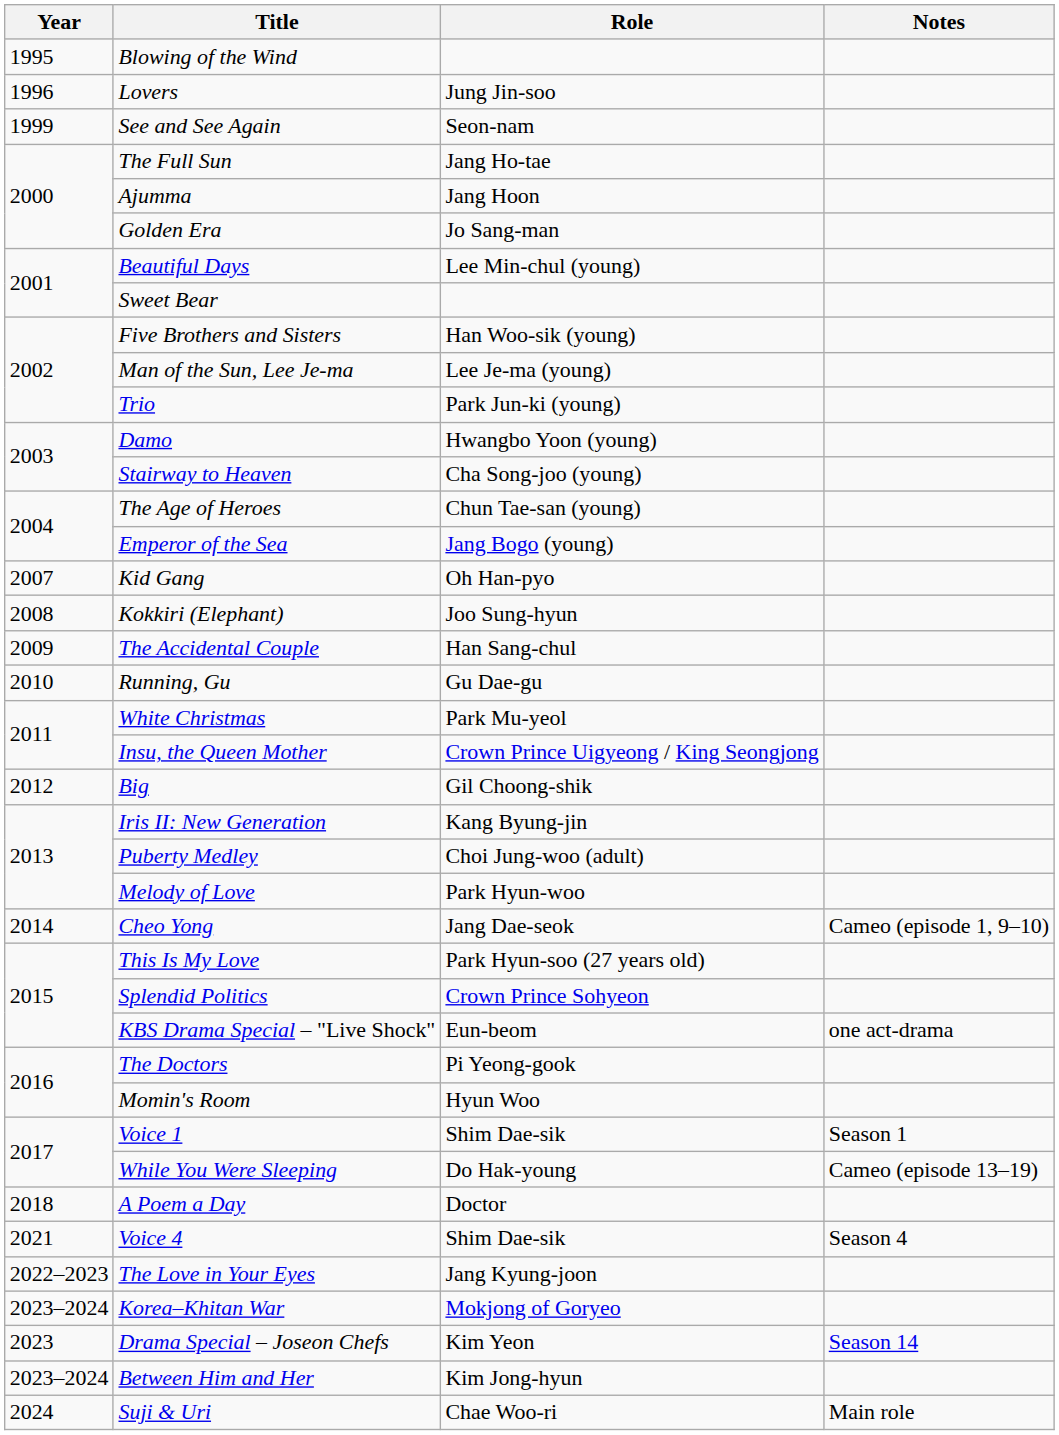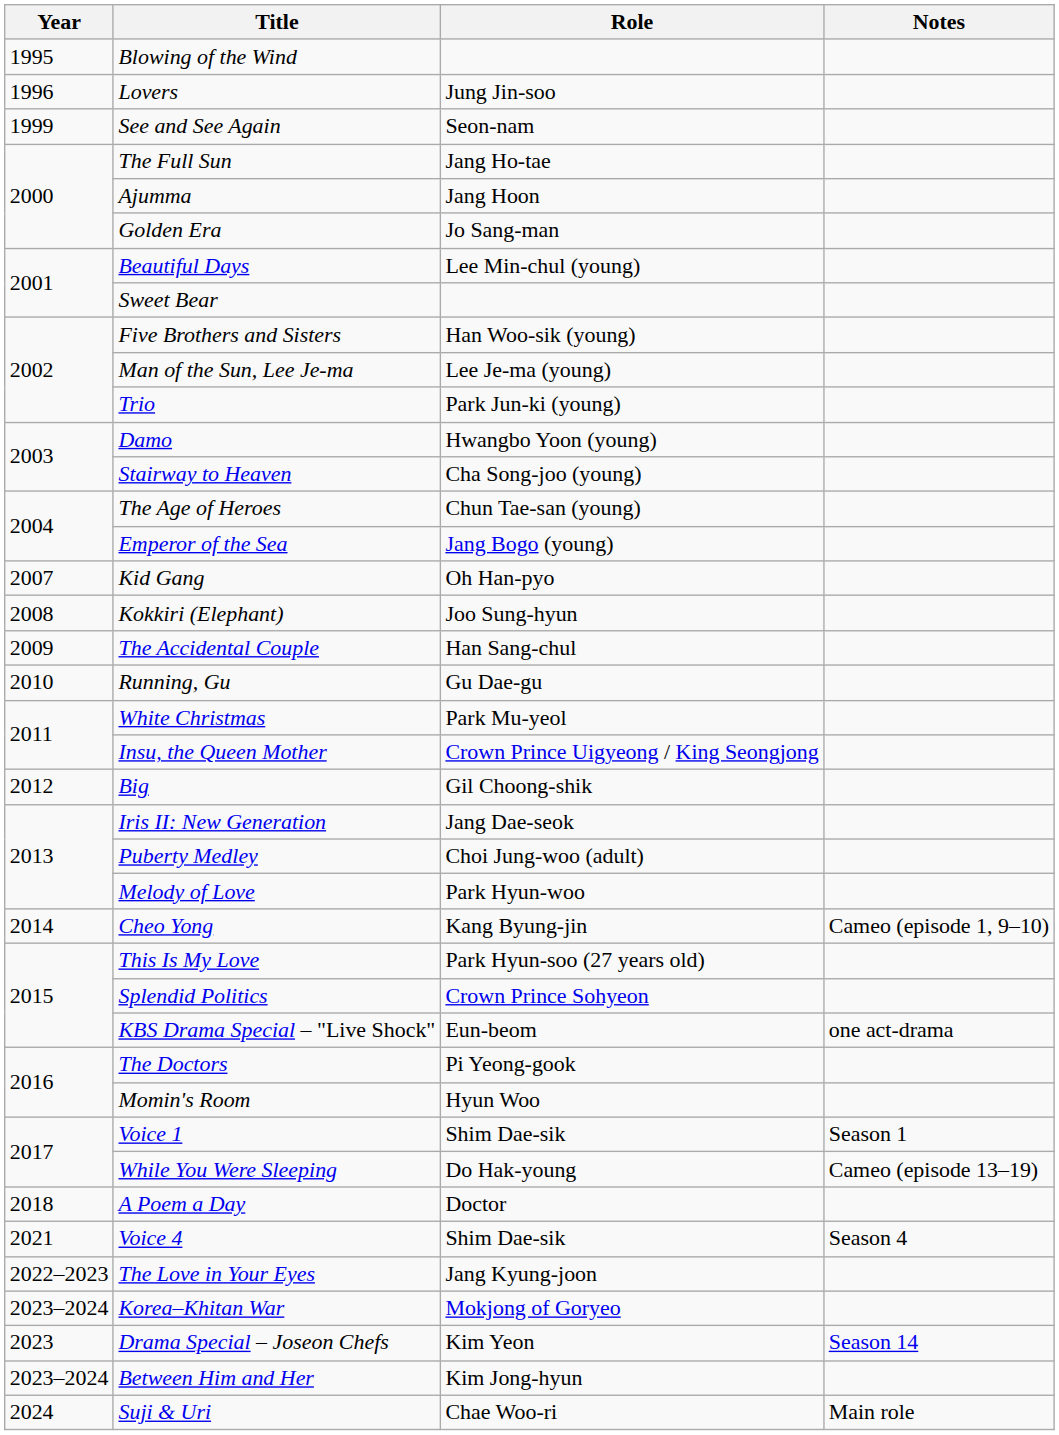(516, 821) Kang Byung-jin -> (510, 821) Jang Dae-seok
(510, 925) Jang Dae-seok -> (516, 925) Kang Byung-jin
